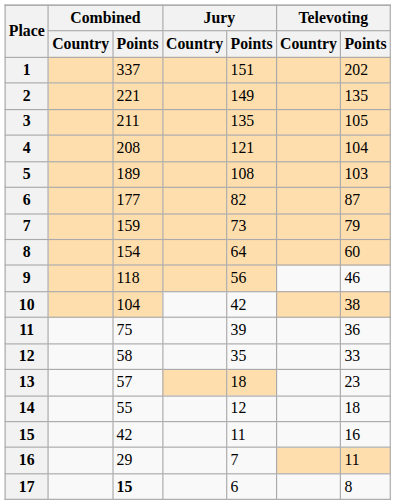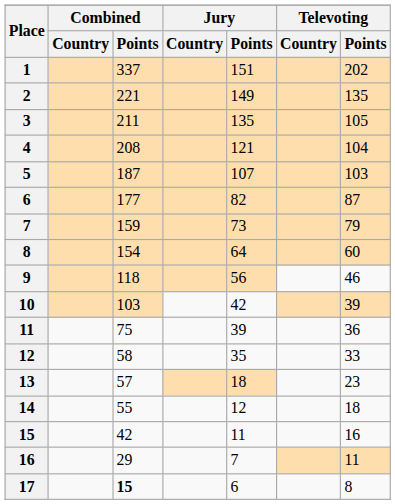(128, 174) 189 -> (128, 174) 187
(242, 174) 108 -> (242, 174) 107
(128, 304) 104 -> (128, 304) 103
(352, 304) 38 -> (352, 304) 39
